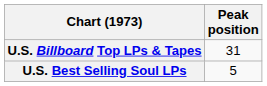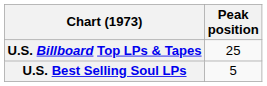(233, 50) 31 -> (233, 50) 25
